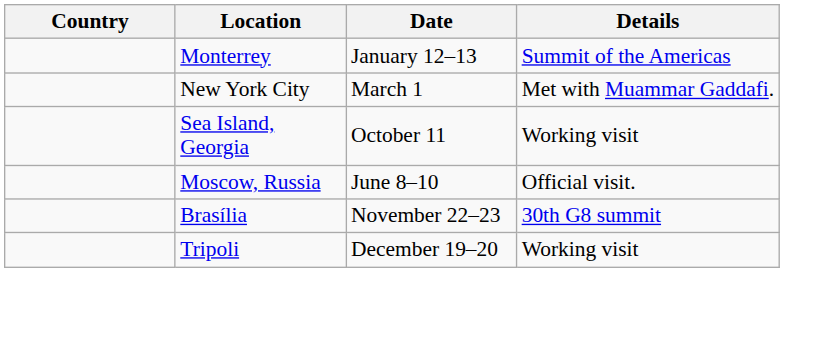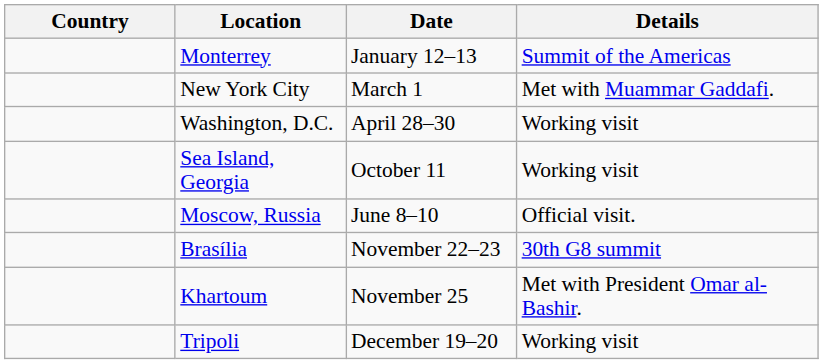+ row: (257, 123)
+ row: (224, 295)
